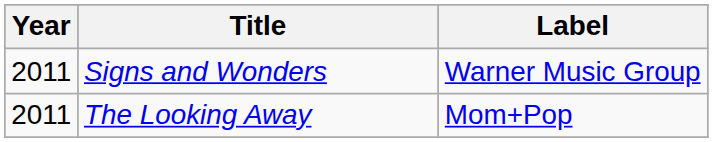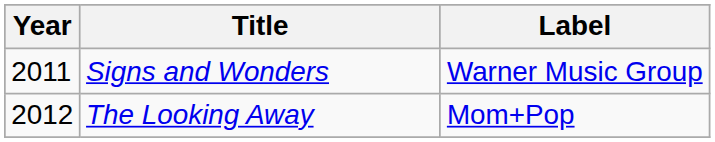(41, 114) 2011 -> (42, 114) 2012
